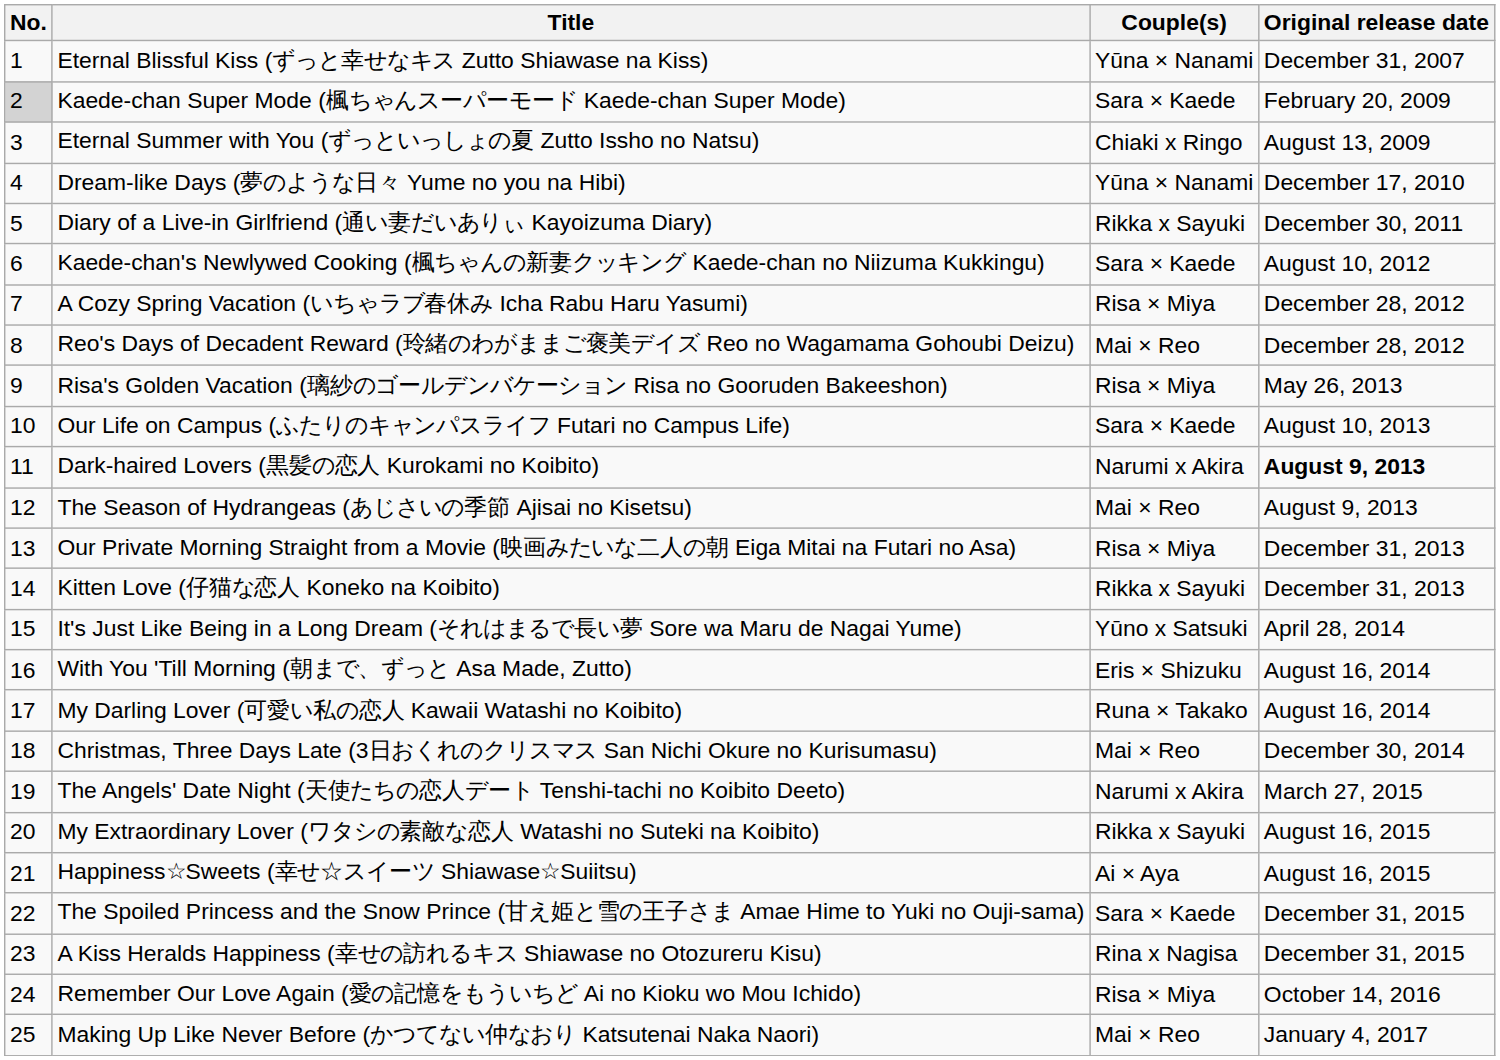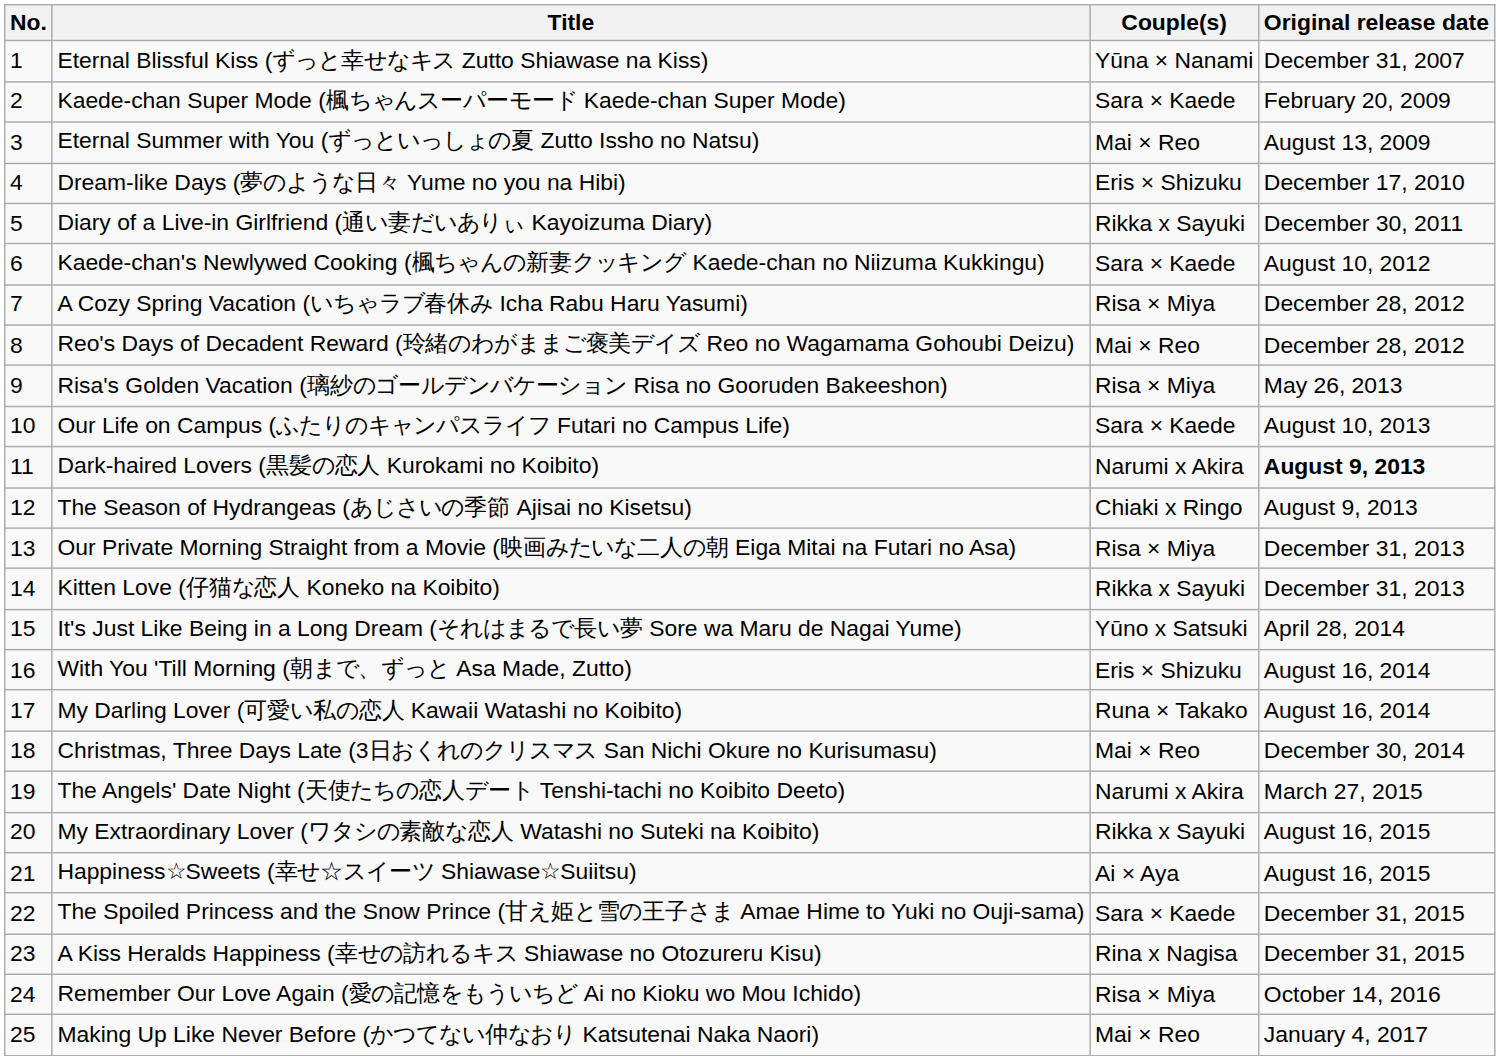(16, 101) lightgrey background -> (16, 101) no background
(1169, 142) Chiaki x Ringo -> (1147, 142) Mai × Reo
(1174, 182) Yūna × Nanami -> (1168, 182) Eris × Shizuku
(1147, 507) Mai × Reo -> (1169, 507) Chiaki x Ringo
